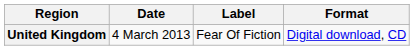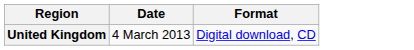- column: (239, 14)
